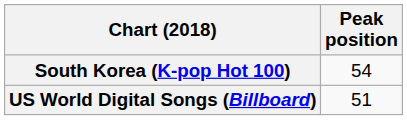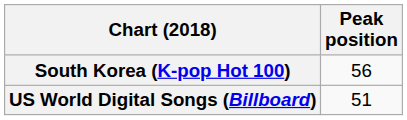(361, 70) 54 -> (361, 70) 56
